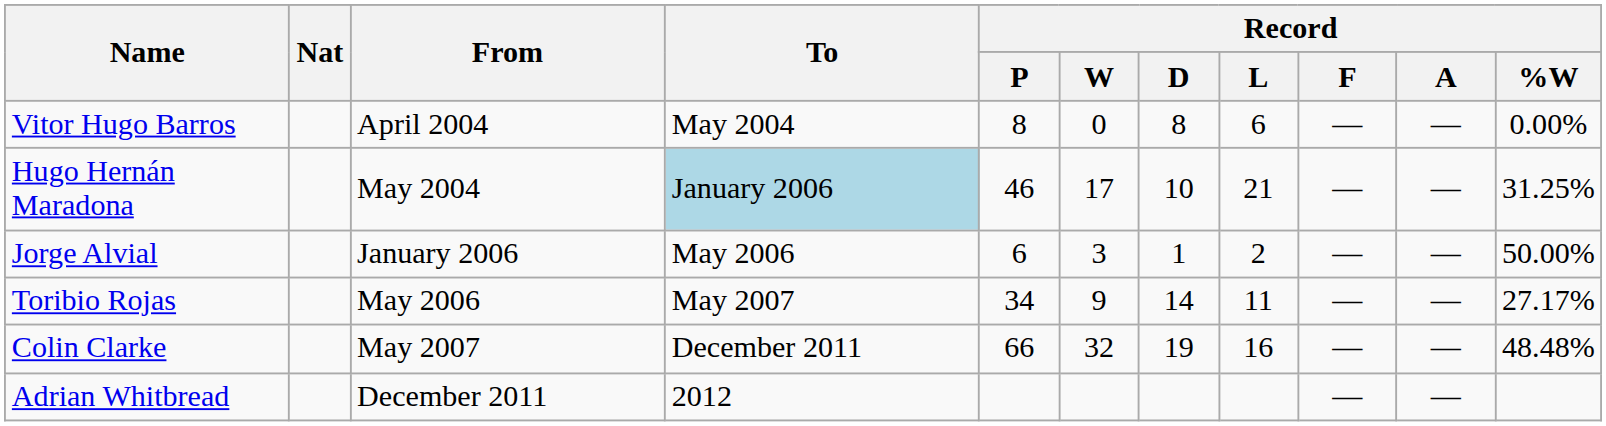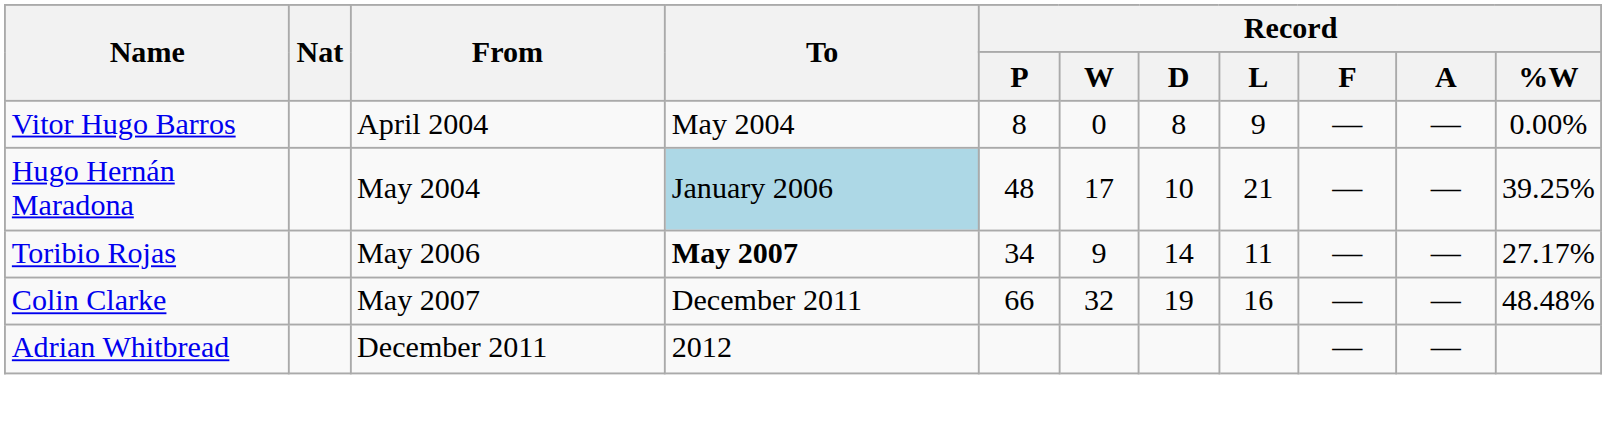(1258, 123) 6 -> (1258, 123) 9
(1019, 188) 46 -> (1019, 188) 48
(1548, 188) 31.25% -> (1548, 188) 39.25%
- row: (85, 253)
(733, 300) normal -> (735, 253) bold
